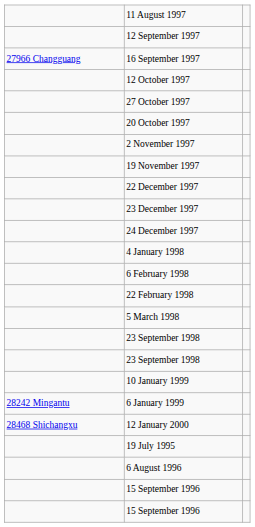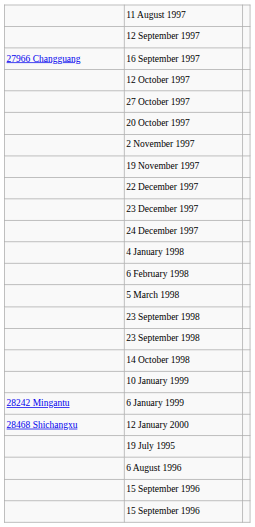- row: (64, 296)
+ row: (64, 360)
